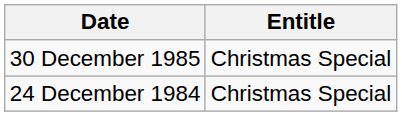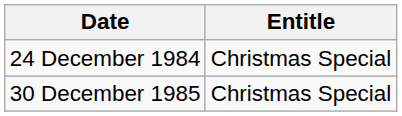rows swapped: (105, 93) <-> (105, 57)
